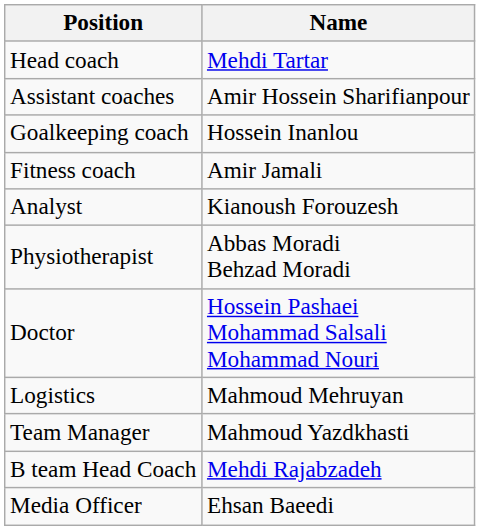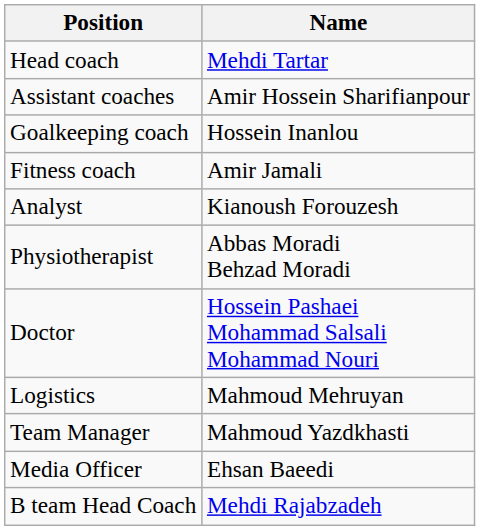rows swapped: (103, 469) <-> (76, 505)
